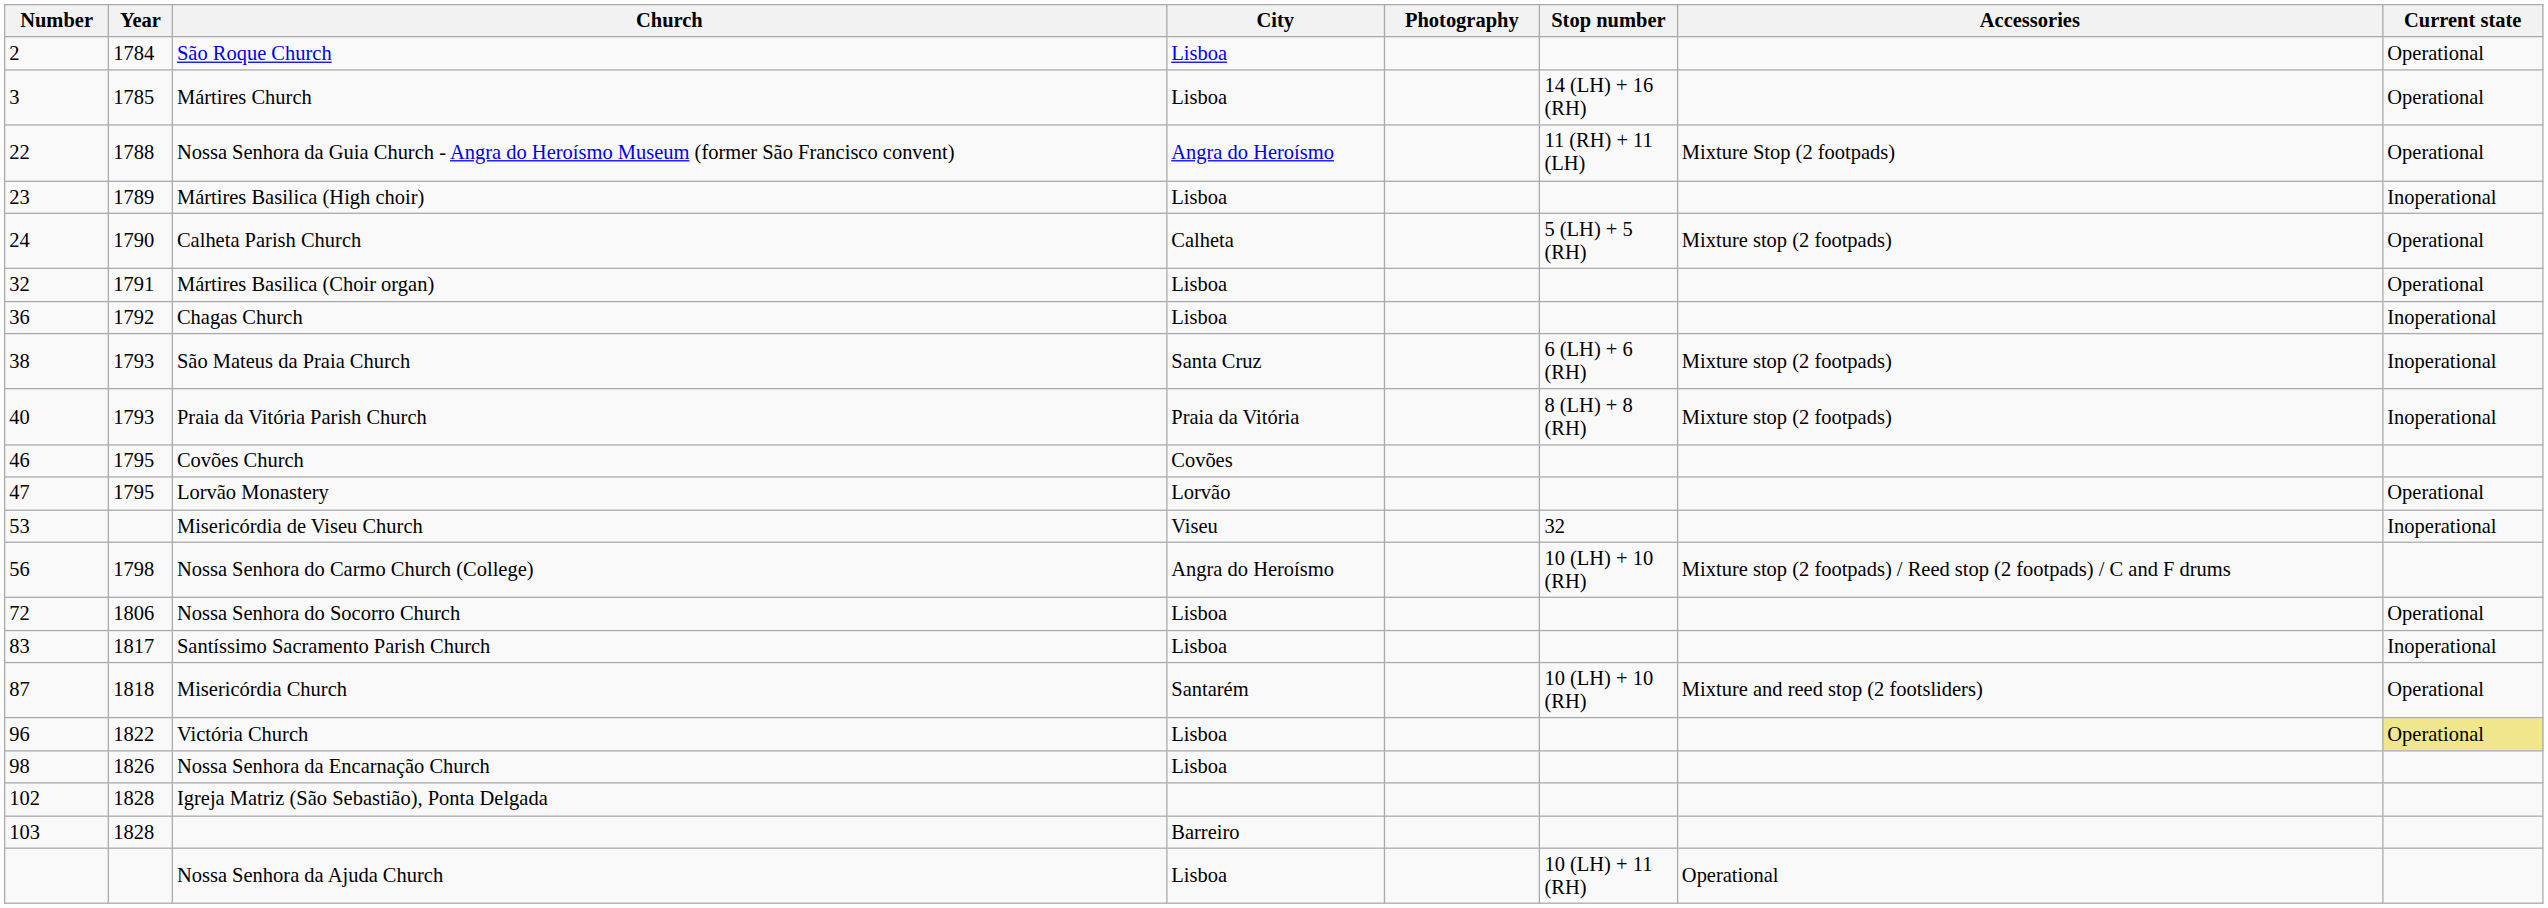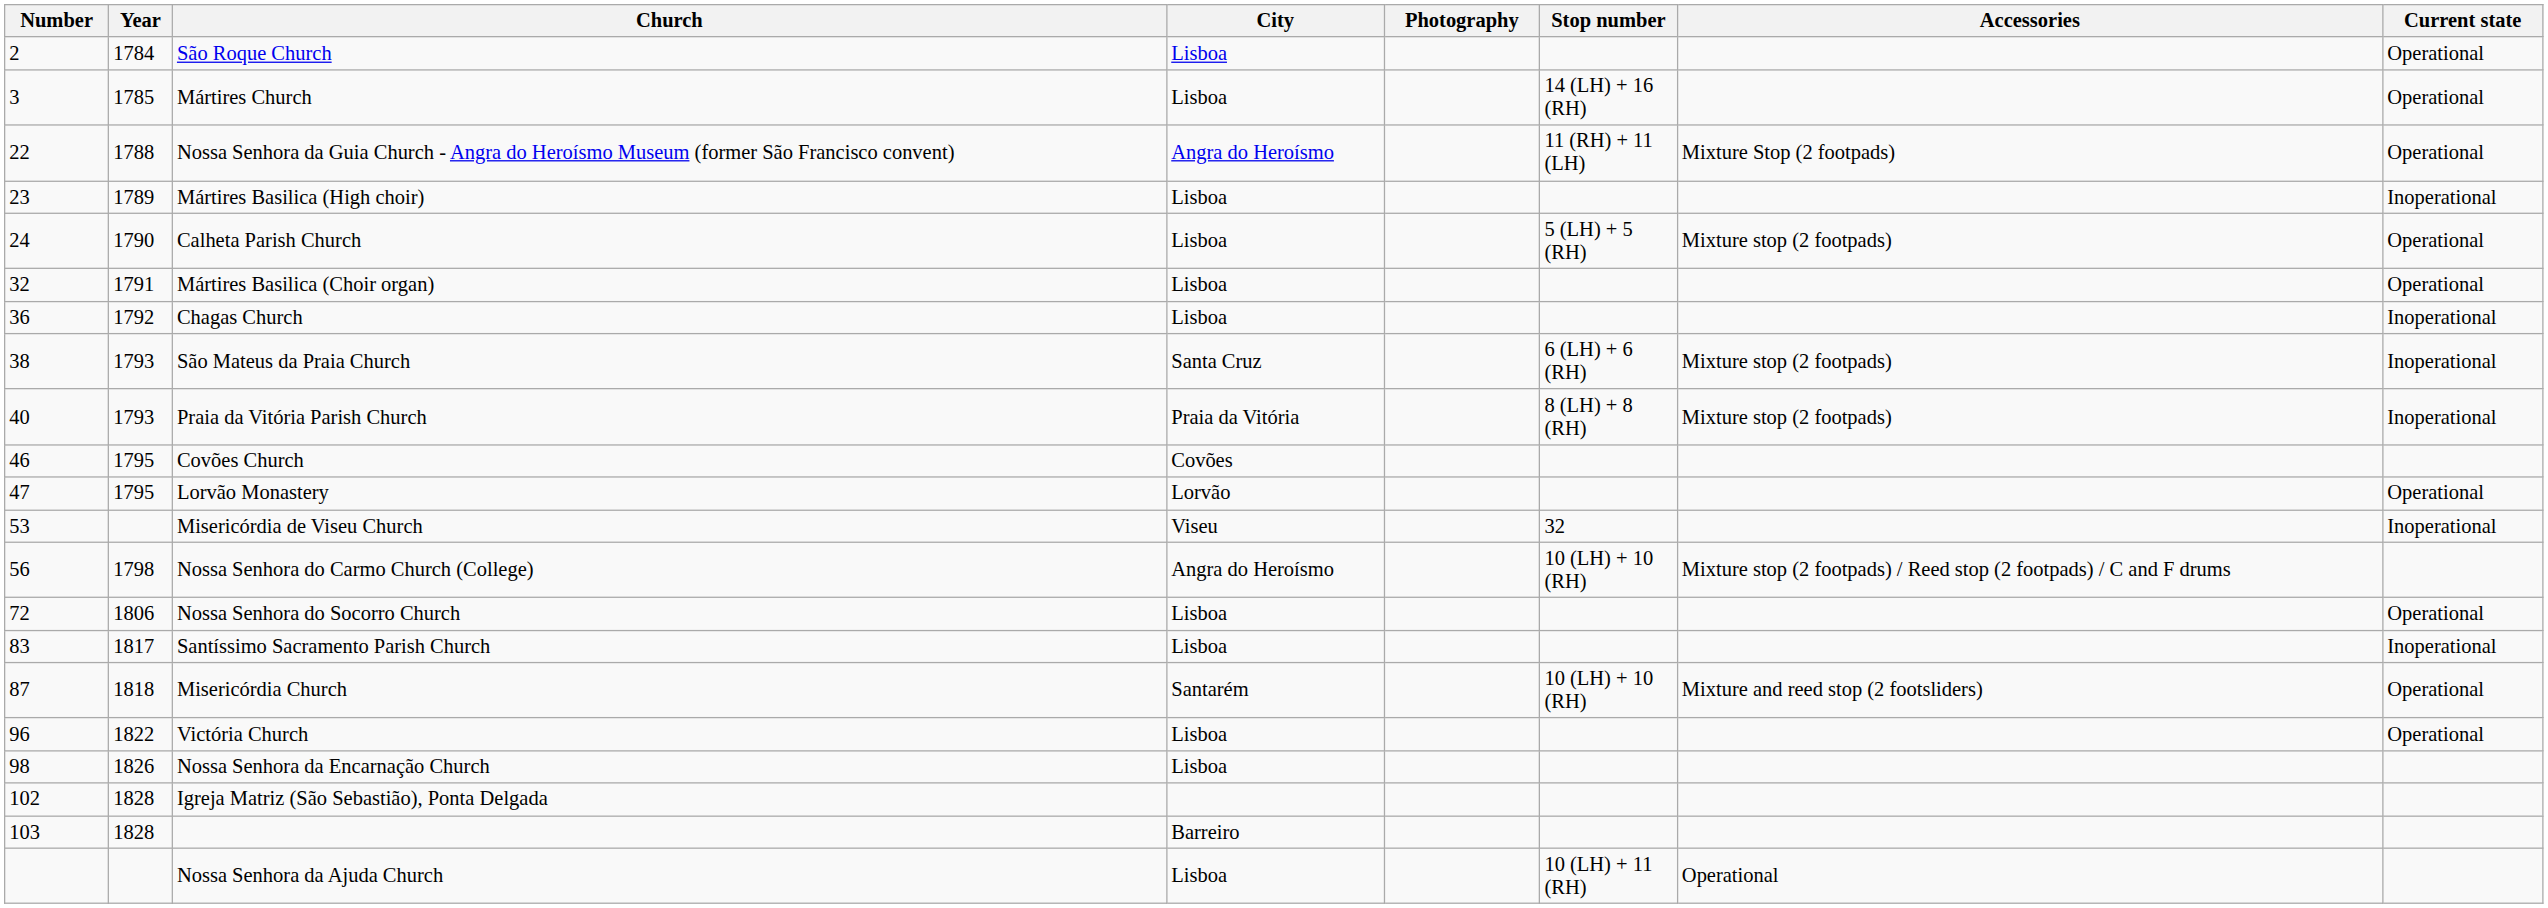(1203, 240) Calheta -> (1199, 240) Lisboa
(2436, 734) khaki background -> (2436, 734) no background
